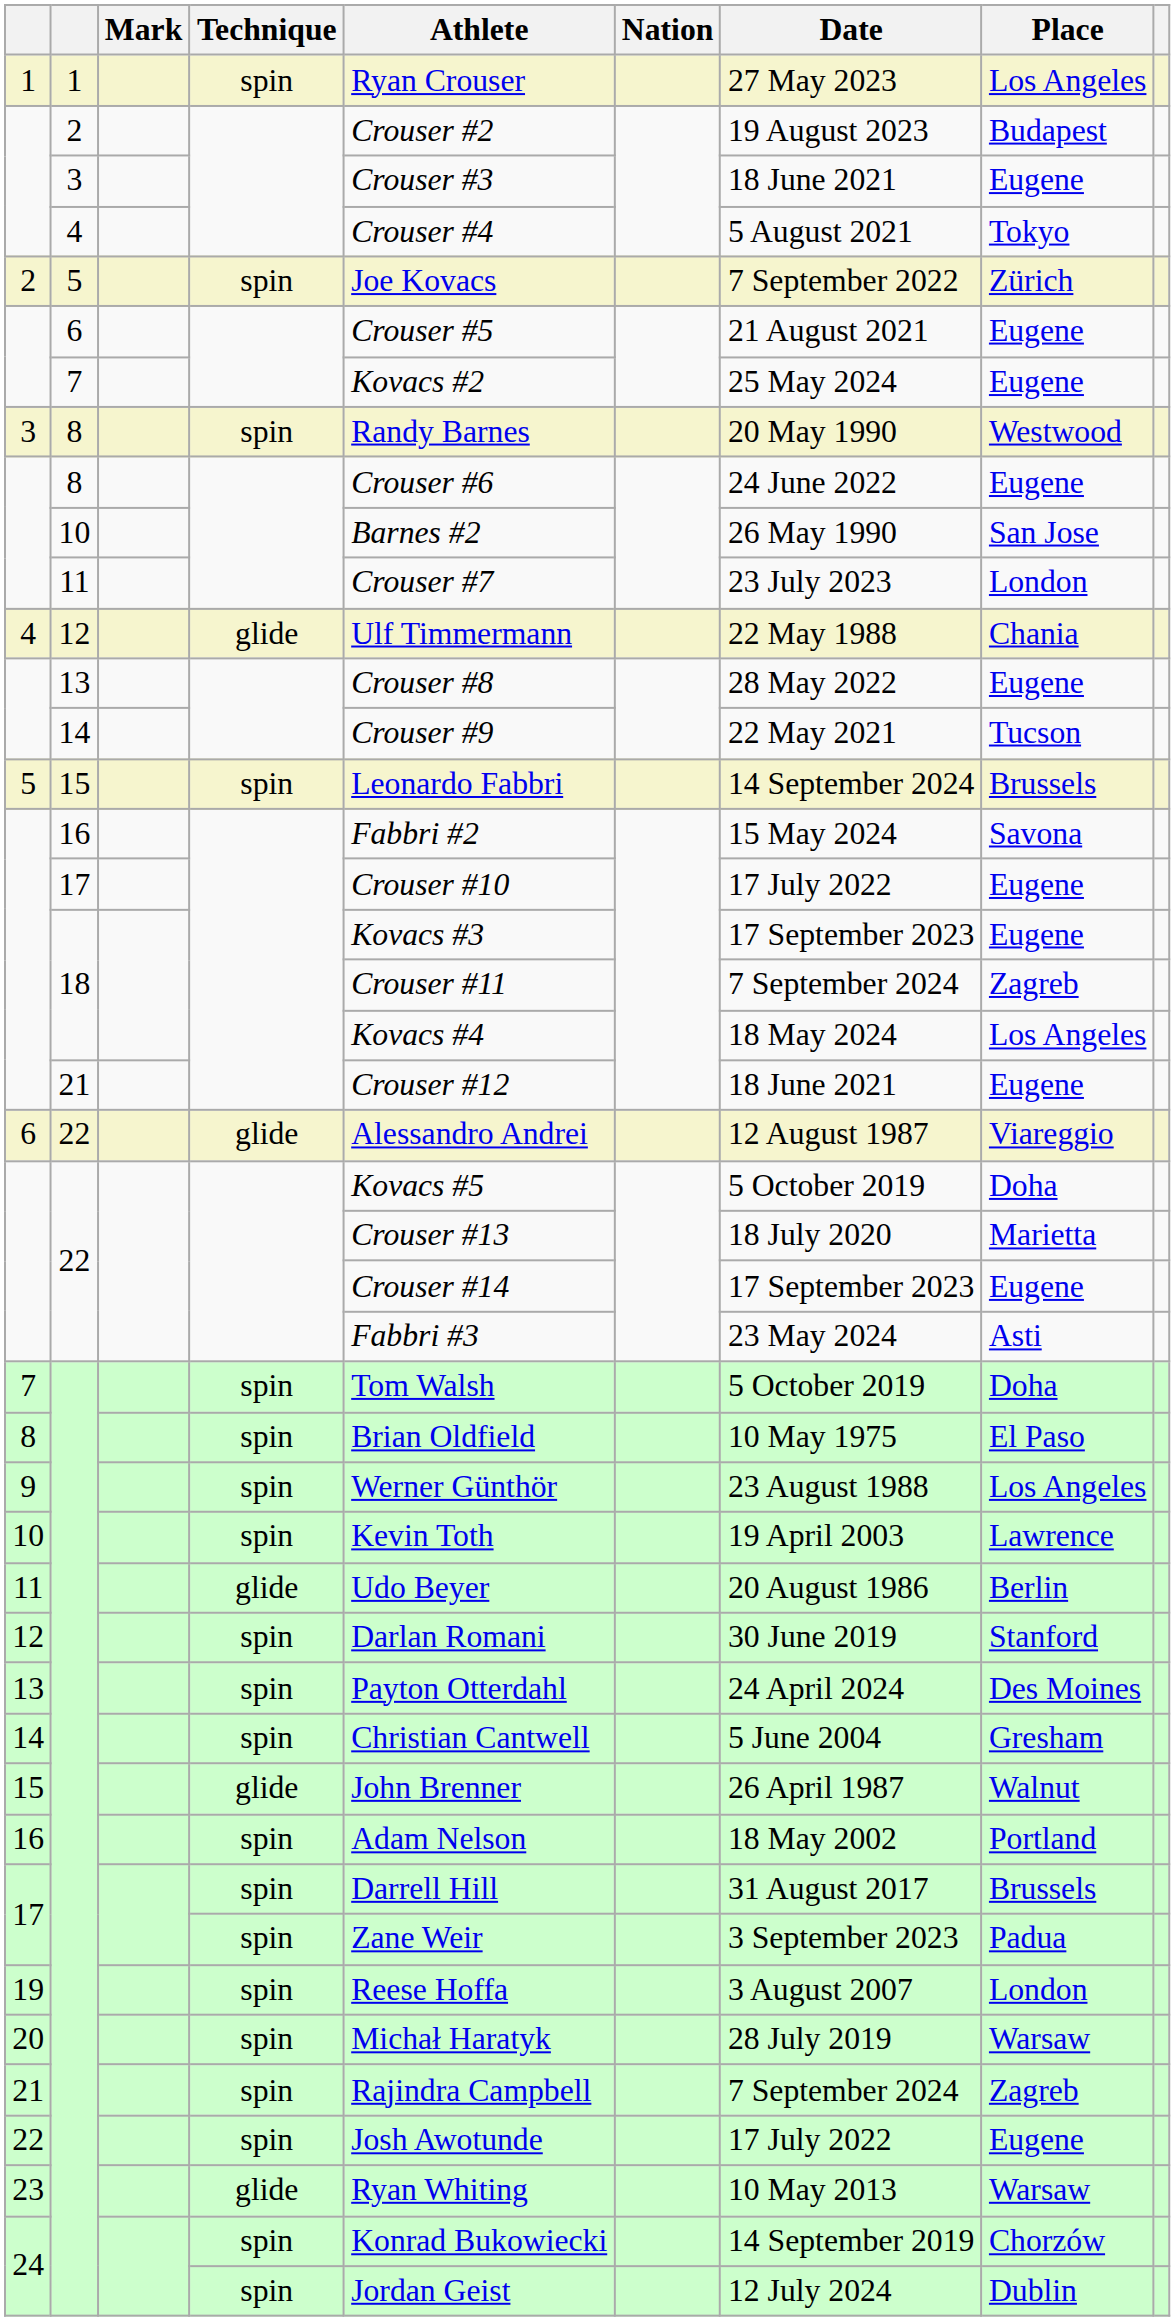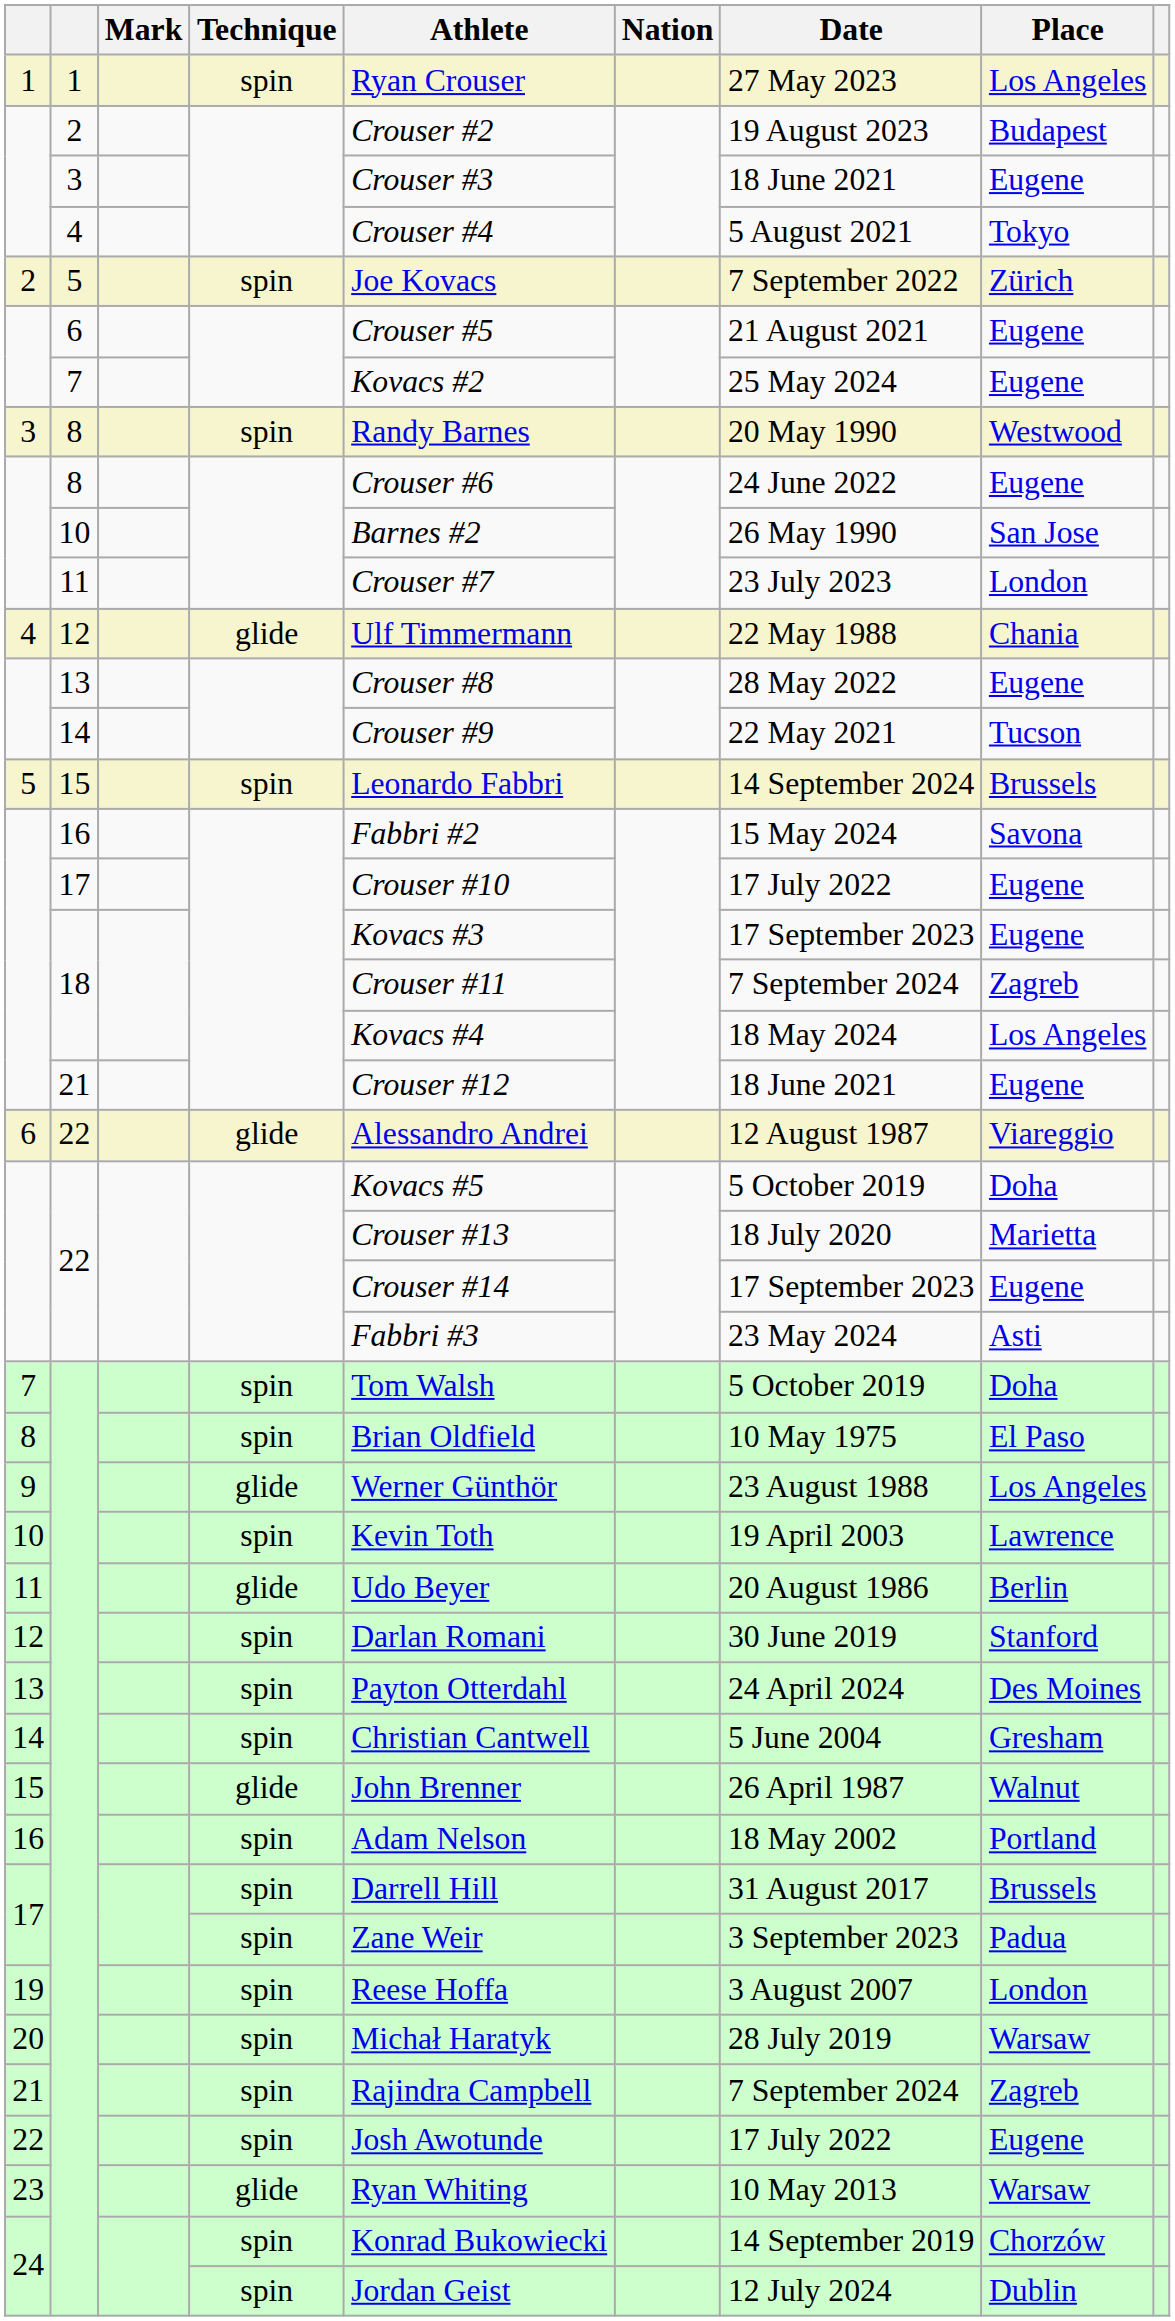(267, 1486) spin -> (267, 1486) glide
